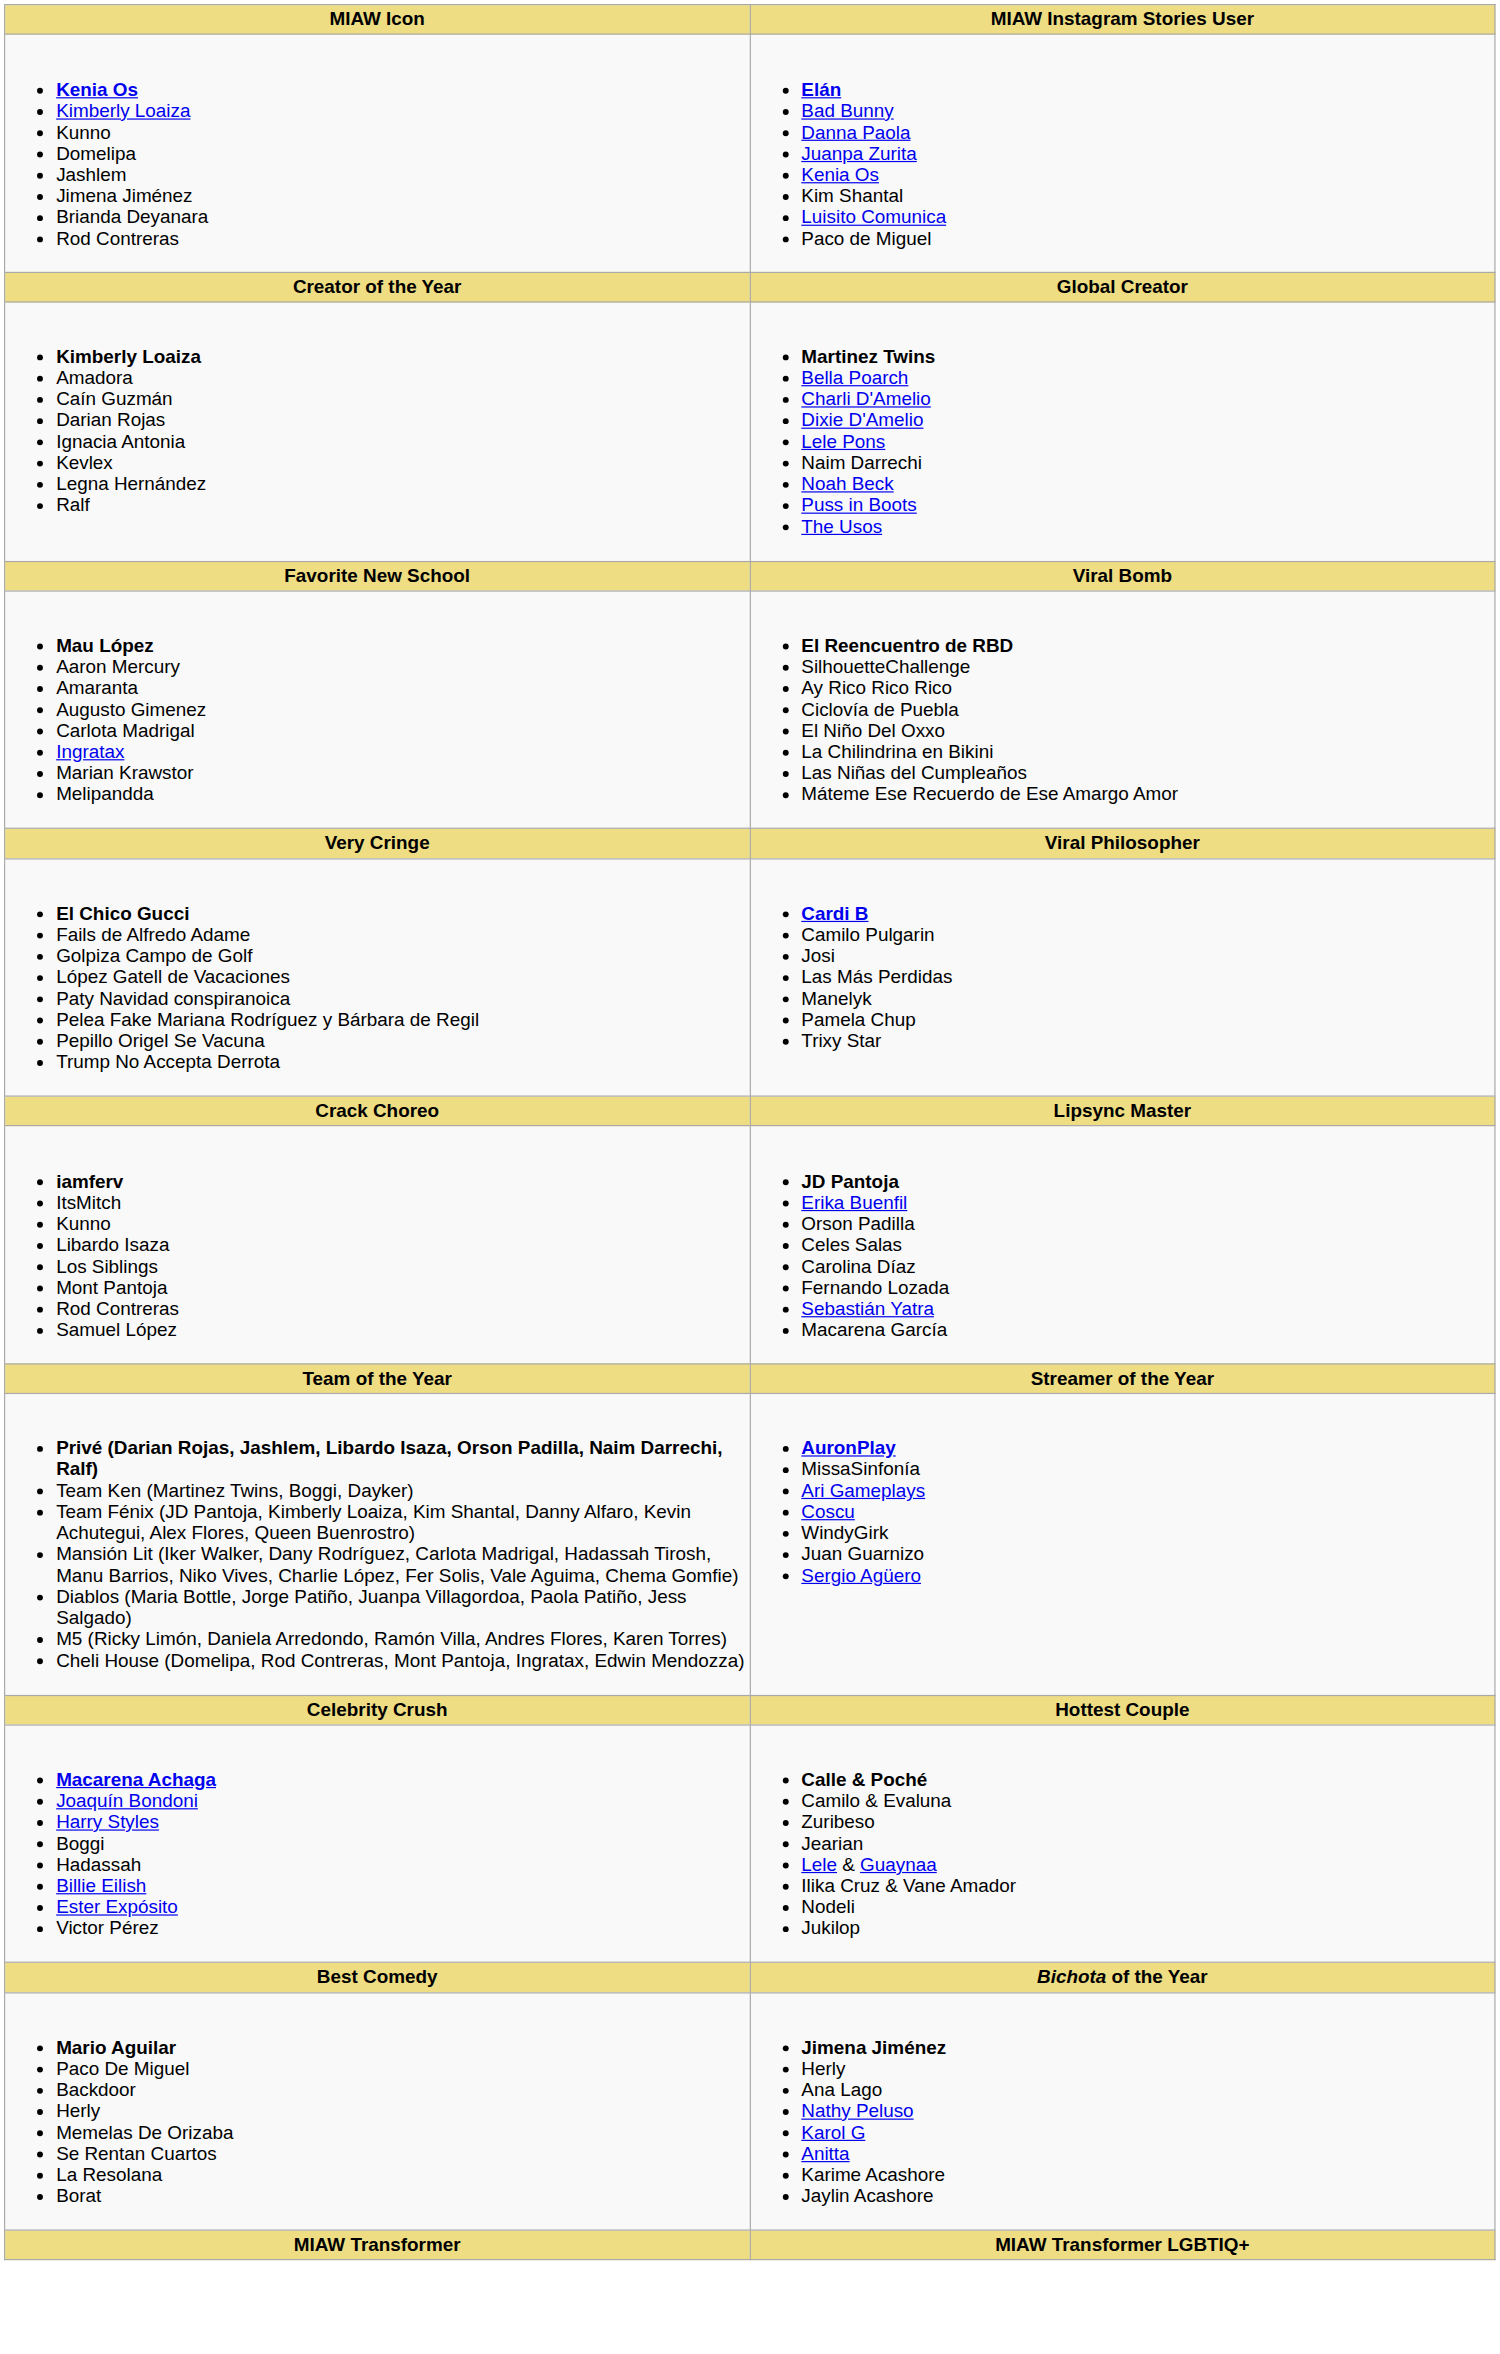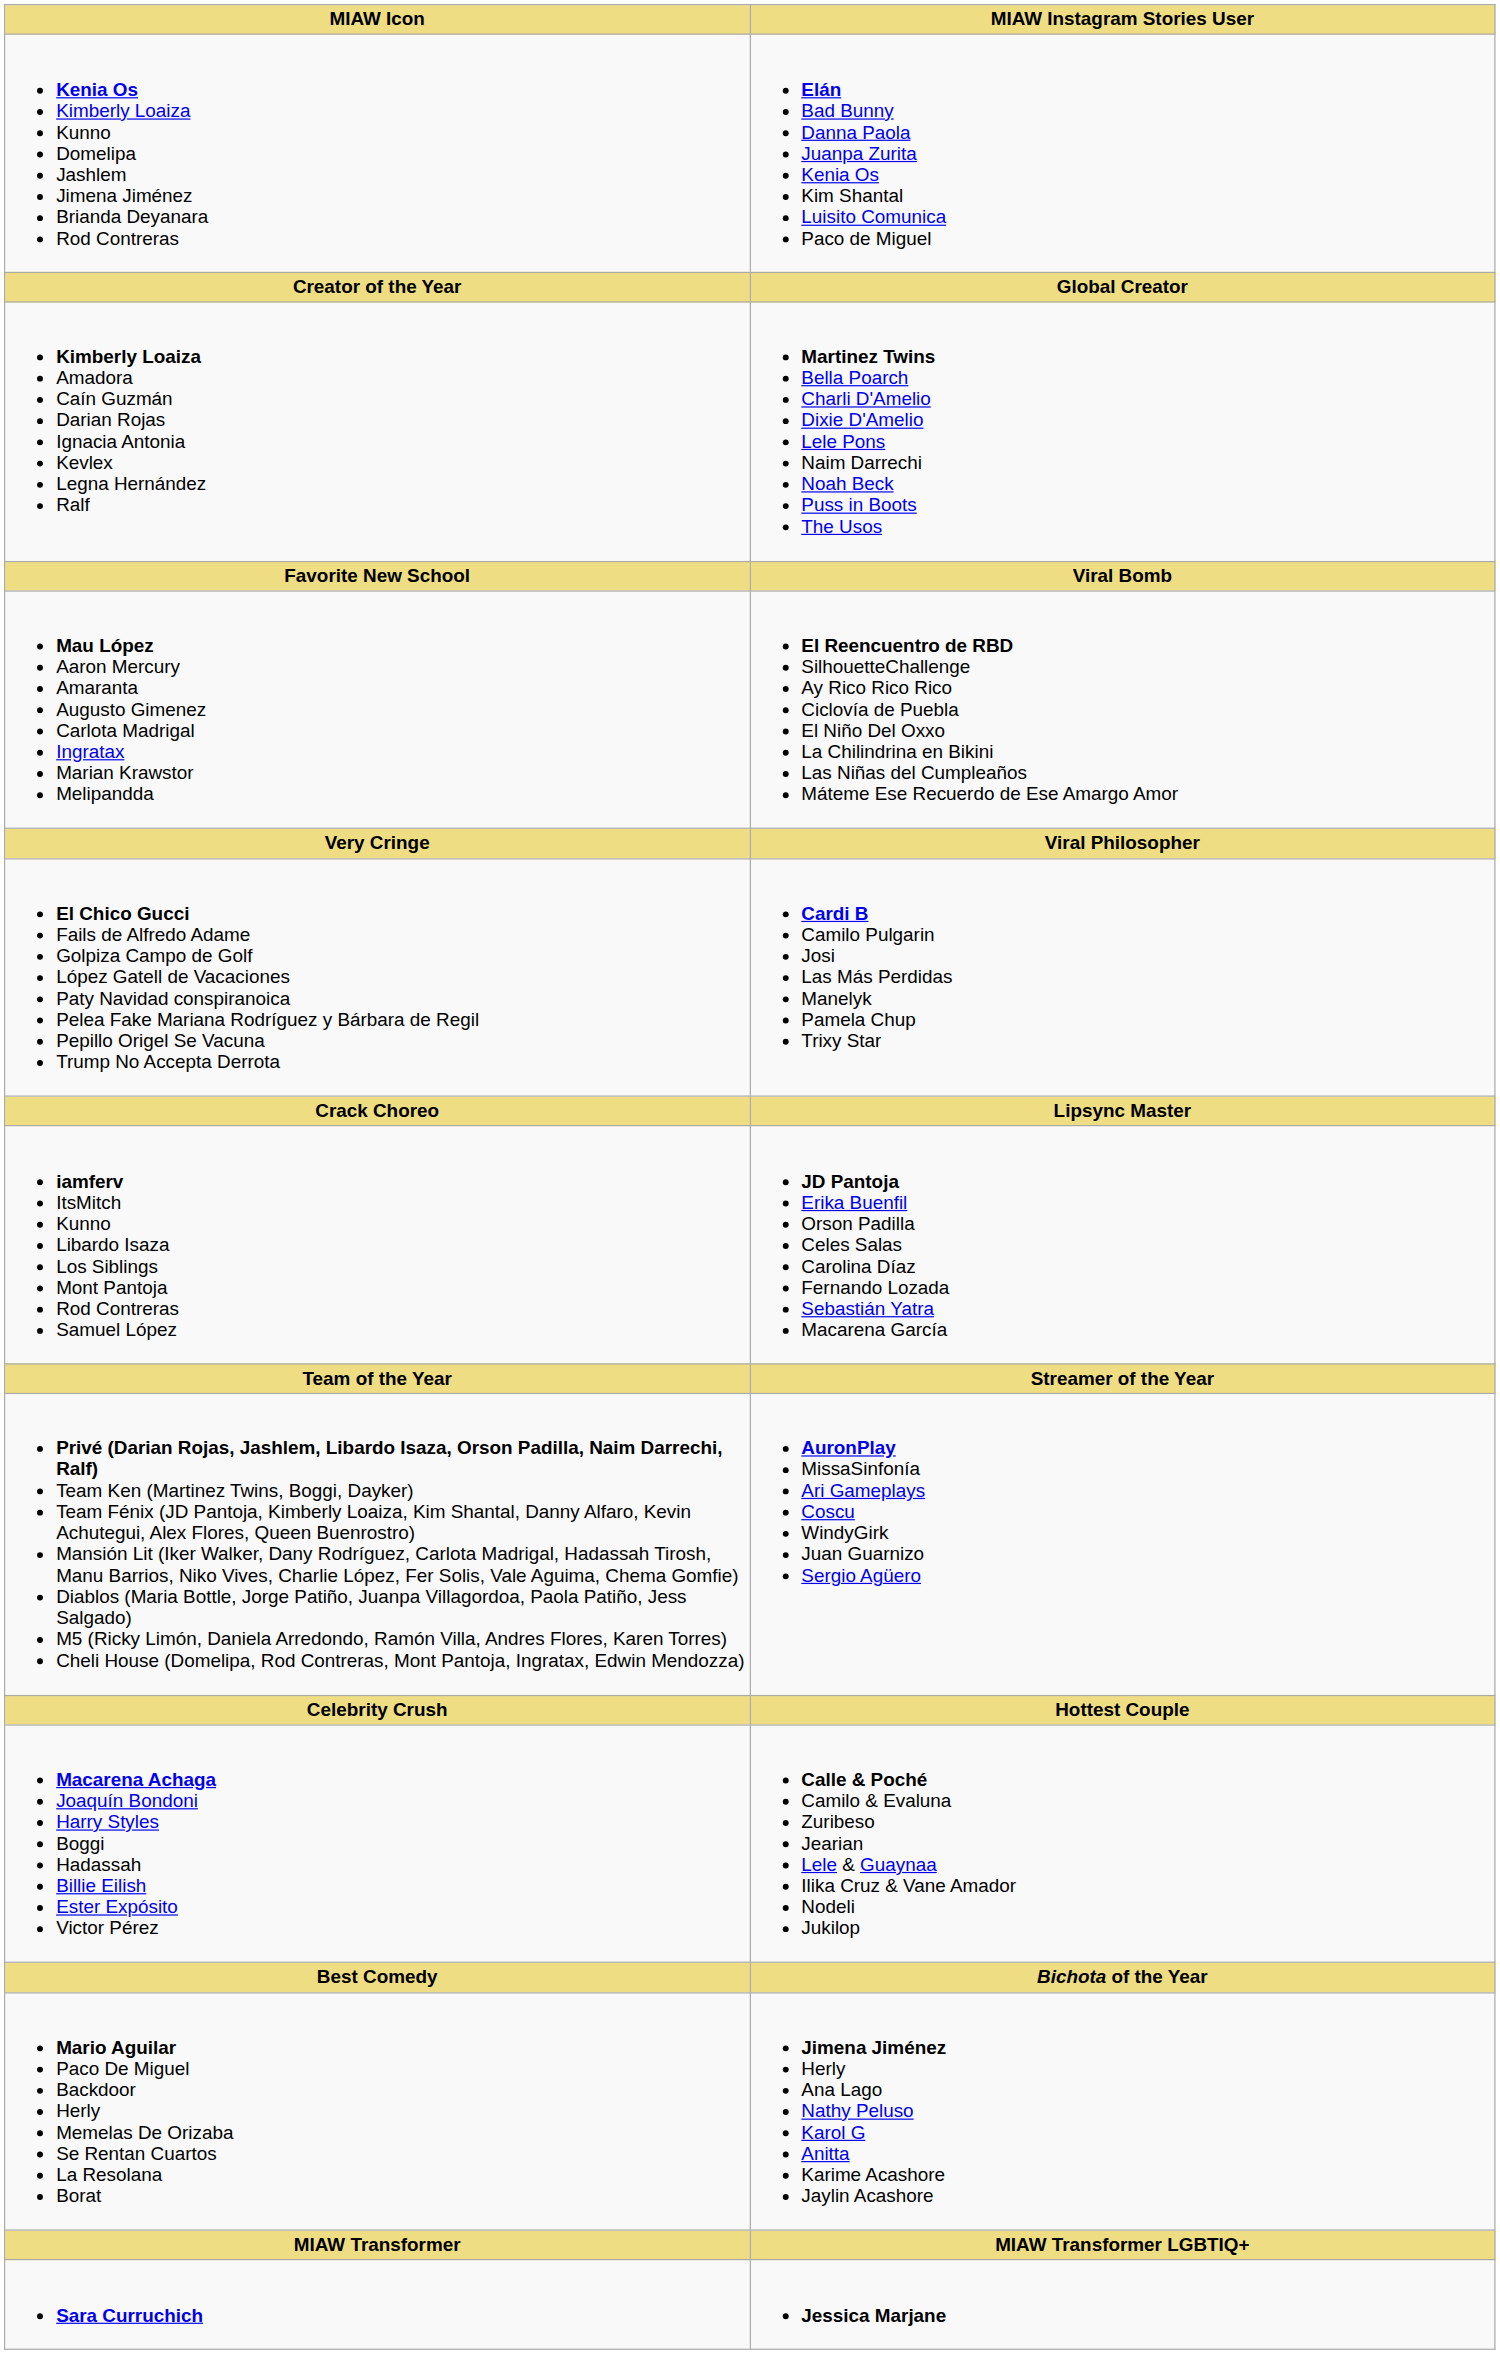+ row: (377, 2315)
